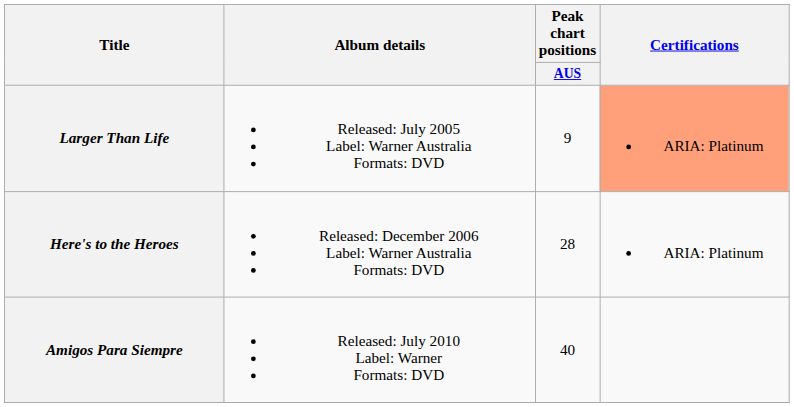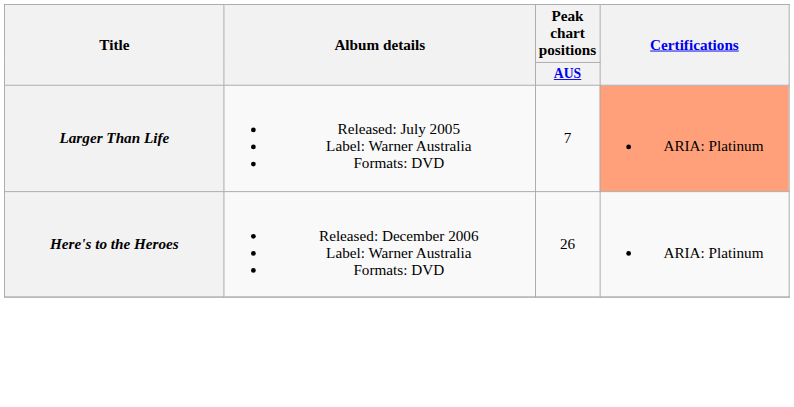(568, 138) 9 -> (568, 138) 7
(568, 244) 28 -> (568, 244) 26
- row: (114, 349)
